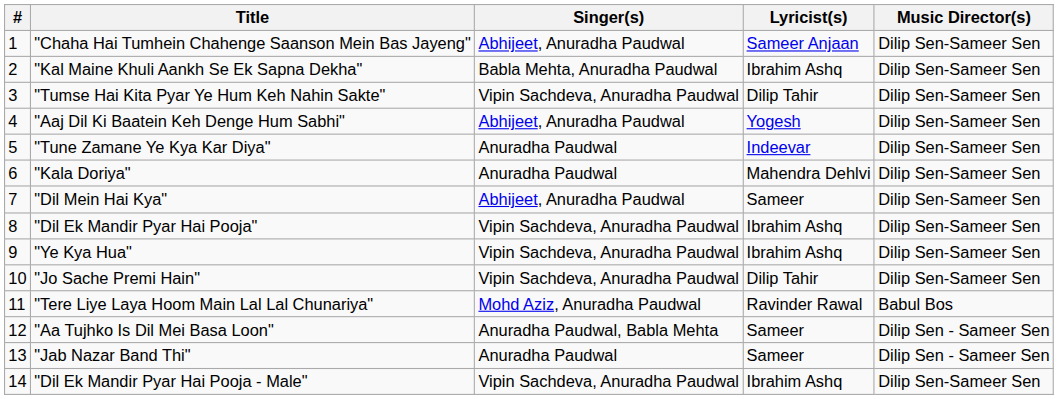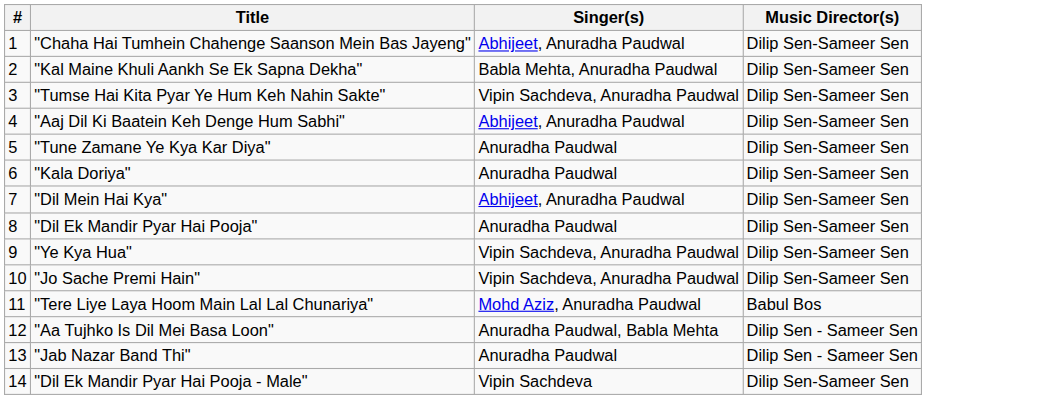- column: (809, 18)
(609, 226) Vipin Sachdeva, Anuradha Paudwal -> (548, 226) Anuradha Paudwal
(609, 382) Vipin Sachdeva, Anuradha Paudwal -> (535, 382) Vipin Sachdeva
